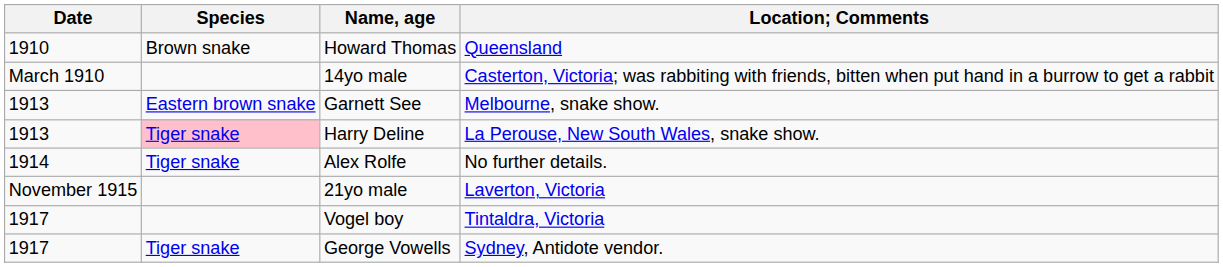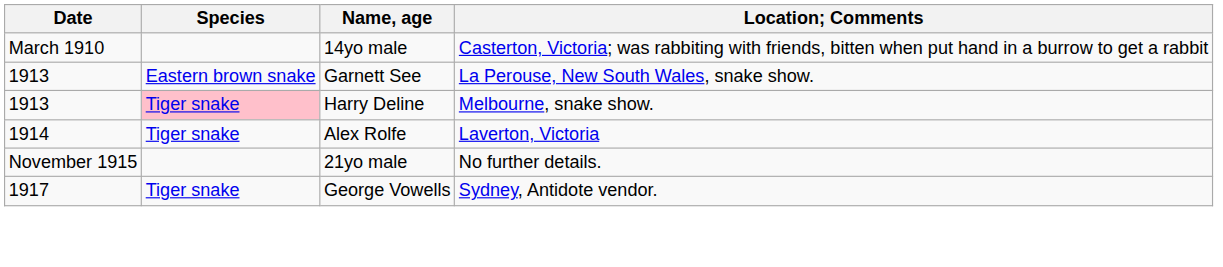- row: (390, 47)
(562, 104) Melbourne, snake show. -> (636, 76) La Perouse, New South Wales, snake show.
(642, 133) La Perouse, New South Wales, snake show. -> (556, 104) Melbourne, snake show.
(536, 162) No further details. -> (529, 133) Laverton, Victoria
(535, 190) Laverton, Victoria -> (530, 162) No further details.
- row: (364, 219)
